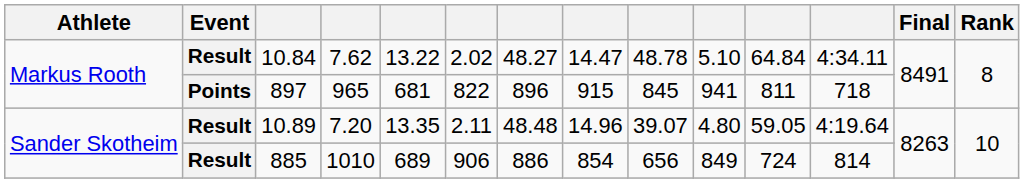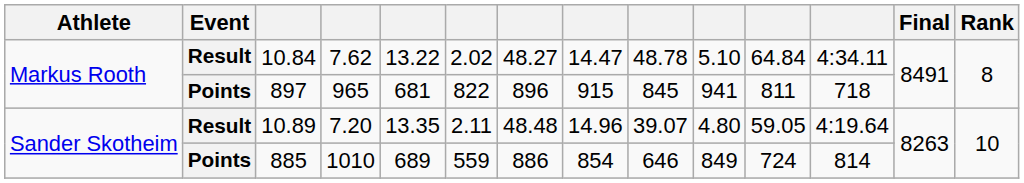(219, 161) Result -> (219, 161) Points
(471, 161) 906 -> (471, 161) 559
(660, 161) 656 -> (660, 161) 646
